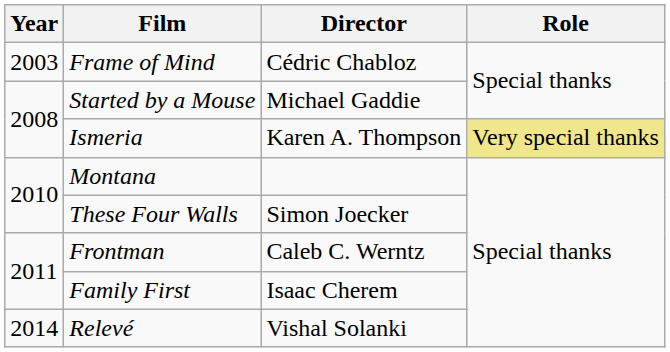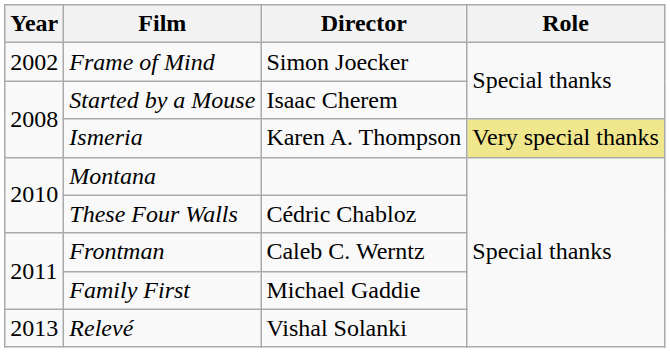(34, 61) 2003 -> (34, 61) 2002
(341, 61) Cédric Chabloz -> (337, 61) Simon Joecker
(343, 99) Michael Gaddie -> (332, 99) Isaac Cherem
(337, 213) Simon Joecker -> (341, 213) Cédric Chabloz
(332, 289) Isaac Cherem -> (343, 289) Michael Gaddie
(34, 328) 2014 -> (34, 328) 2013
